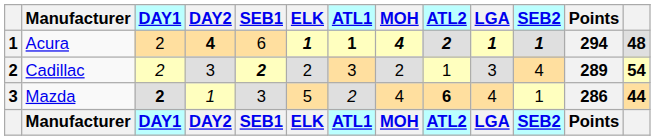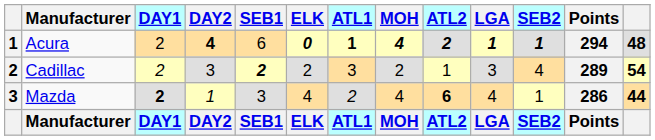(307, 43) 1 -> (307, 43) 0
(307, 96) 5 -> (307, 96) 4
